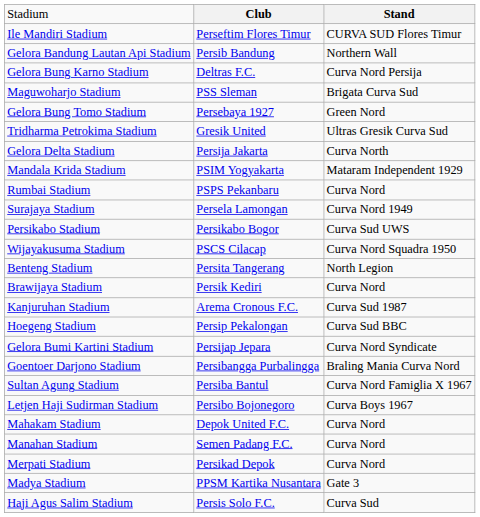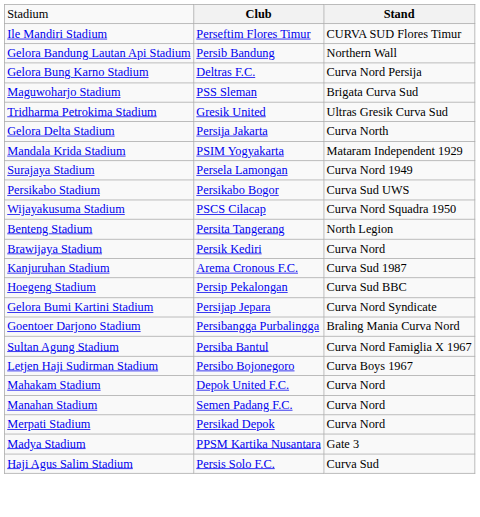- row: (77, 111)
- row: (49, 190)
